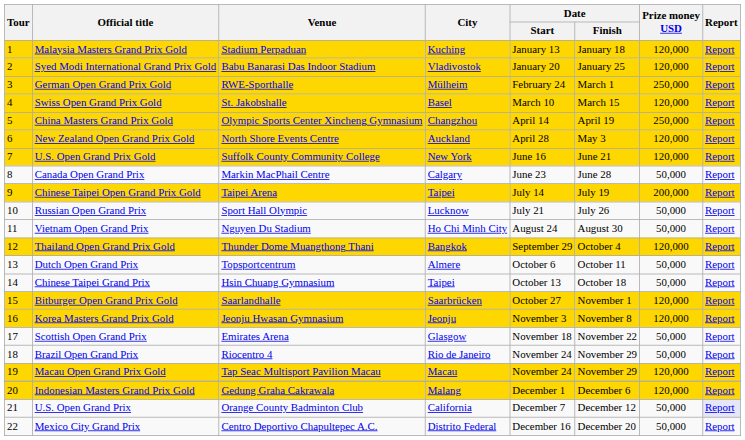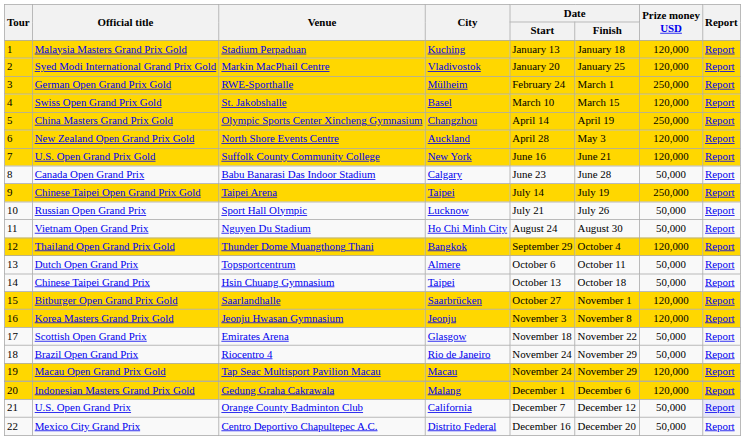(298, 66) Babu Banarasi Das Indoor Stadium -> (275, 66) Markin MacPhail Centre
(275, 174) Markin MacPhail Centre -> (298, 174) Babu Banarasi Das Indoor Stadium
(671, 192) 200,000 -> (671, 192) 250,000
